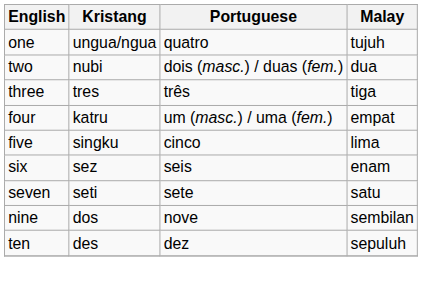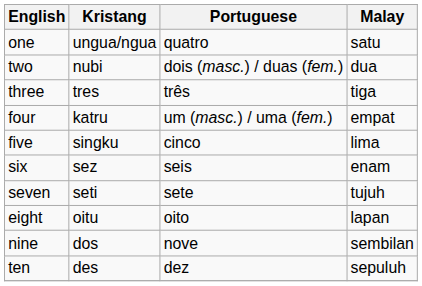(368, 42) tujuh -> (365, 42) satu
(365, 192) satu -> (368, 192) tujuh
+ row: (25, 218)
